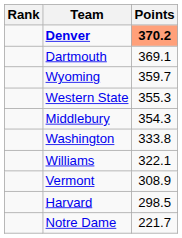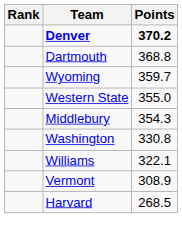(155, 35) lightsalmon background -> (155, 35) no background
(155, 56) 369.1 -> (155, 56) 368.8
(155, 98) 355.3 -> (155, 98) 355.0
(155, 139) 333.8 -> (155, 139) 330.8
(155, 202) 298.5 -> (155, 202) 268.5
- row: (81, 222)
